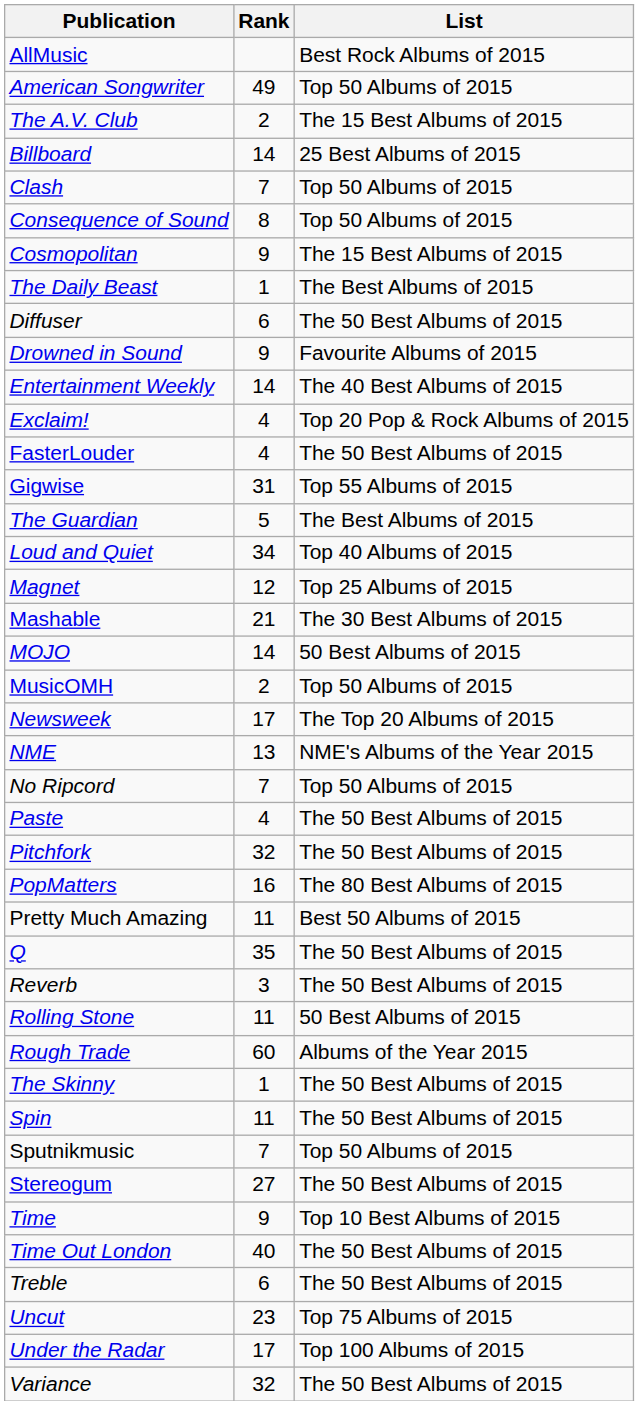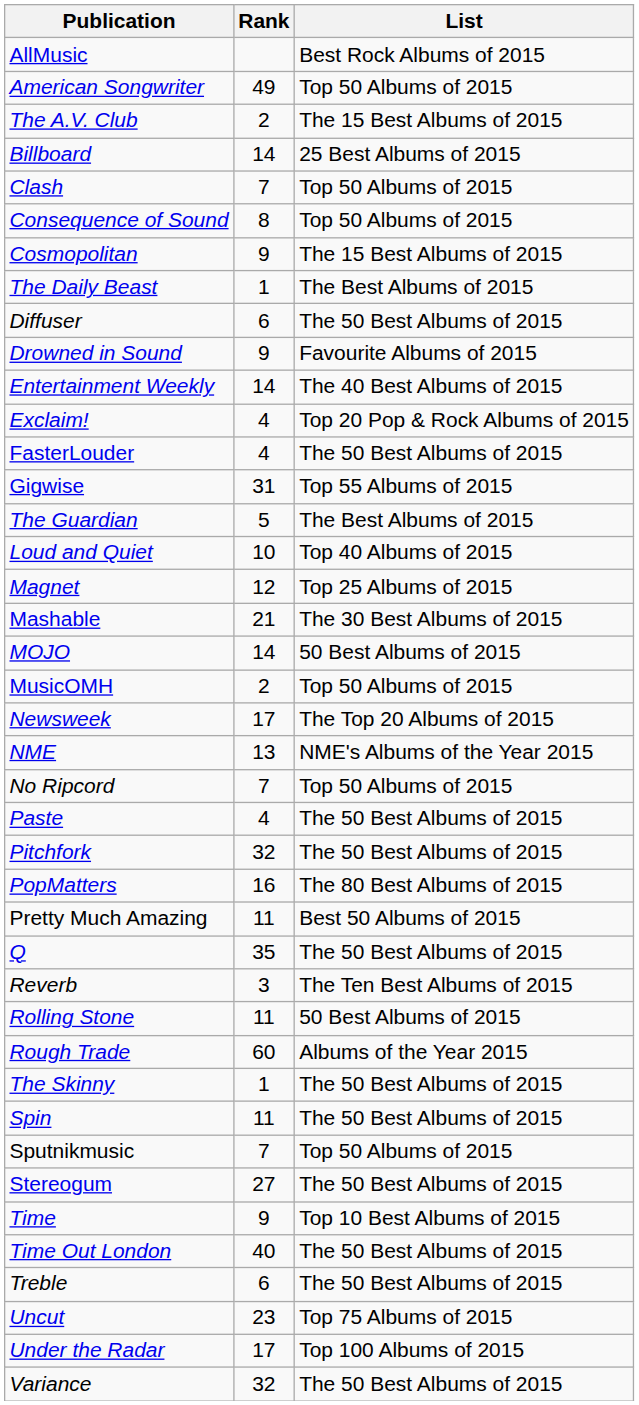(264, 552) 34 -> (264, 552) 10
(431, 985) The 50 Best Albums of 2015 -> (436, 985) The Ten Best Albums of 2015
